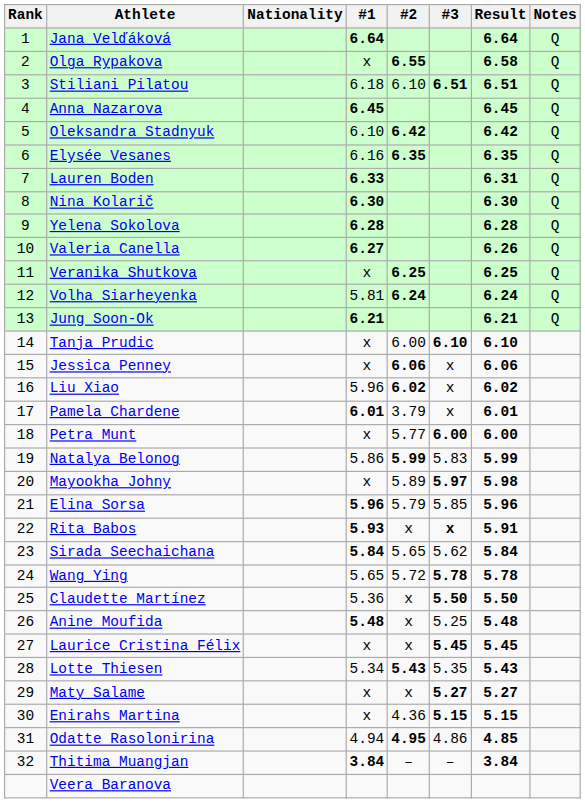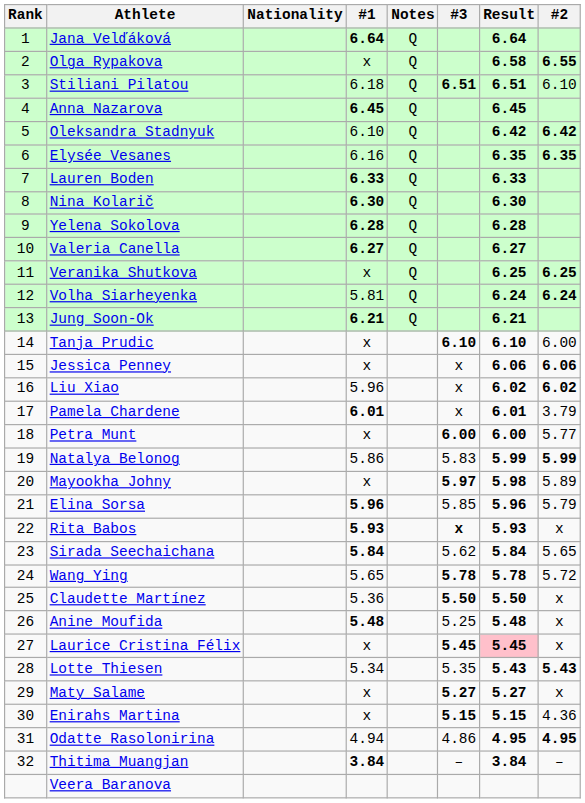columns swapped: (409, 17) <-> (555, 17)
(500, 180) 6.31 -> (509, 180) 6.33
(500, 250) 6.26 -> (509, 250) 6.27
(500, 530) 5.91 -> (509, 530) 5.93
(500, 646) no background -> (509, 646) pink background
(500, 740) 4.85 -> (509, 740) 4.95
